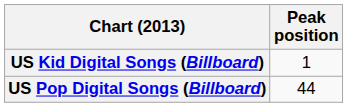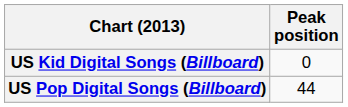(306, 62) 1 -> (306, 62) 0
